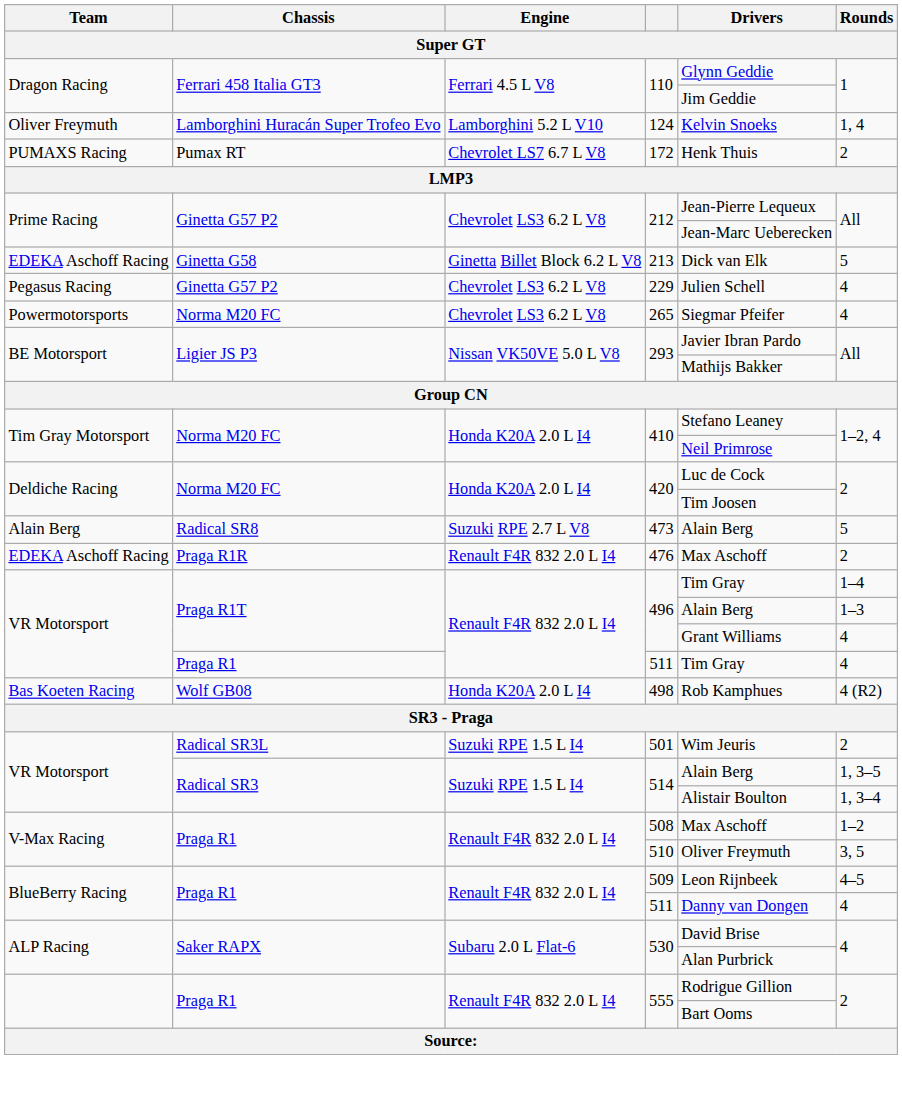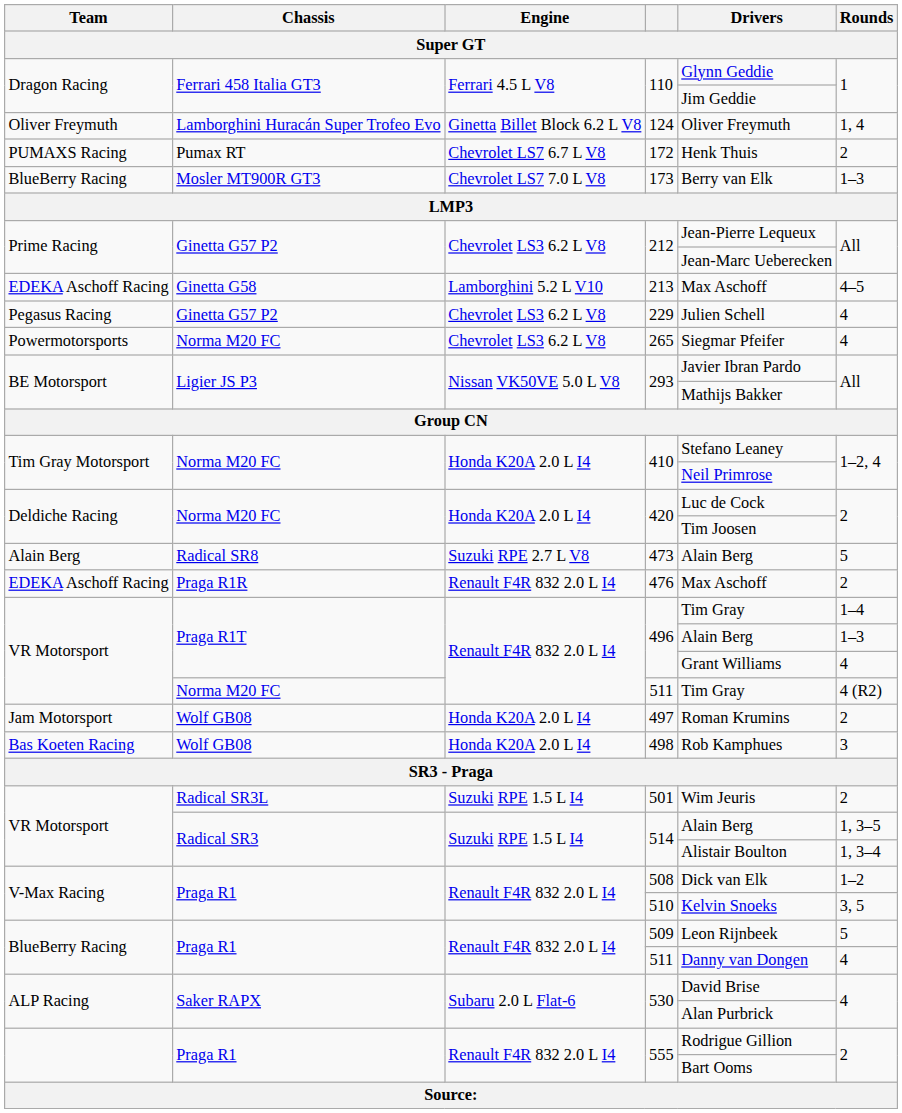(526, 125) Lamborghini 5.2 L V10 -> (545, 125) Ginetta Billet Block 6.2 L V8
(729, 125) Kelvin Snoeks -> (736, 125) Oliver Freymuth
+ row: (68, 179)
(545, 259) Ginetta Billet Block 6.2 L V8 -> (526, 286) Lamborghini 5.2 L V10
(724, 259) Dick van Elk -> (724, 286) Max Aschoff
(844, 259) 5 -> (852, 286) 4–5
(206, 663) Praga R1 -> (228, 690) Norma M20 FC
(844, 663) 4 -> (861, 690) 4 (R2)
+ row: (60, 717)
(861, 690) 4 (R2) -> (844, 744) 3
(724, 825) Max Aschoff -> (724, 879) Dick van Elk
(736, 852) Oliver Freymuth -> (729, 906) Kelvin Snoeks
(852, 879) 4–5 -> (844, 933) 5
